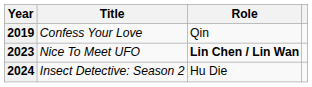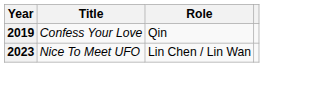(245, 52) bold -> (199, 52) normal
- row: (21, 71)
